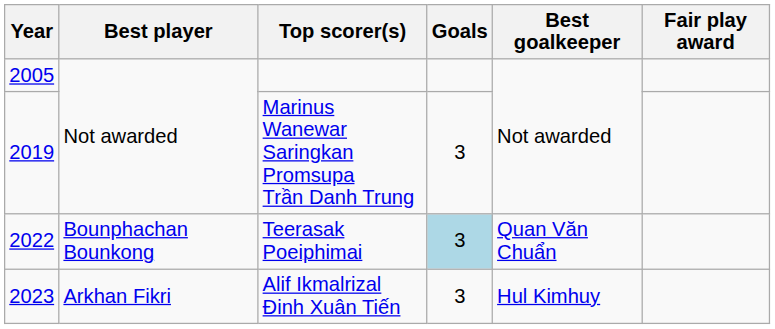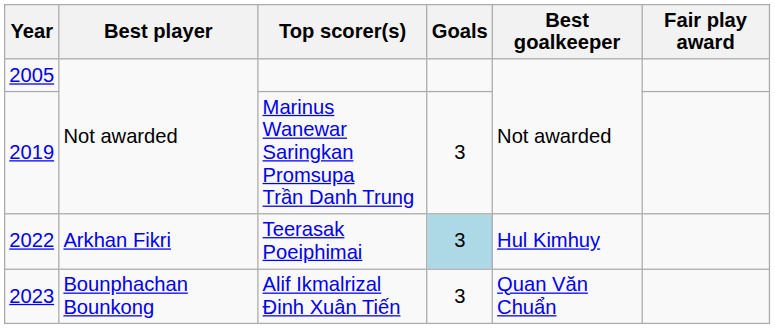(126, 241) Bounphachan Bounkong -> (117, 241) Arkhan Fikri
(542, 241) Quan Văn Chuẩn -> (549, 241) Hul Kimhuy
(117, 295) Arkhan Fikri -> (126, 295) Bounphachan Bounkong
(549, 295) Hul Kimhuy -> (542, 295) Quan Văn Chuẩn
